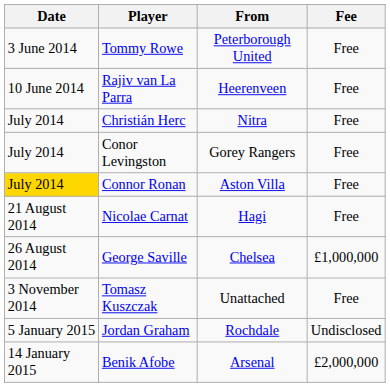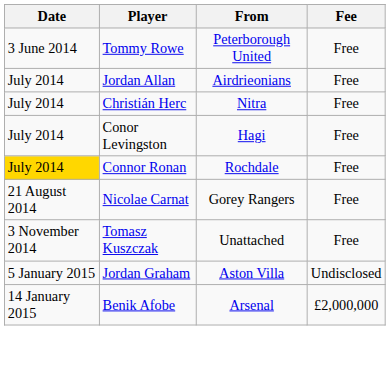- row: (139, 88)
+ row: (139, 80)
(252, 153) Gorey Rangers -> (252, 136) Hagi
(252, 185) Aston Villa -> (252, 168) Rochdale
(252, 217) Hagi -> (252, 200) Gorey Rangers
- row: (144, 257)
(252, 330) Rochdale -> (252, 272) Aston Villa
